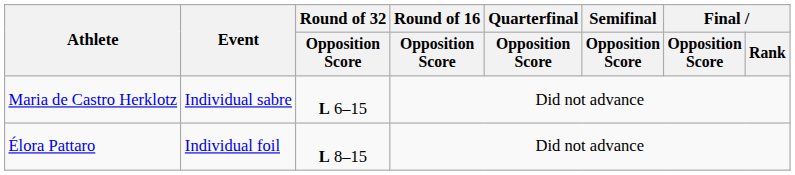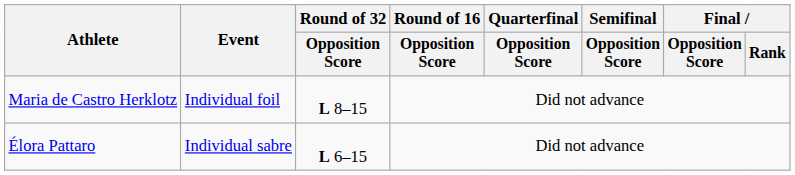(238, 99) Individual sabre -> (232, 99) Individual foil
(343, 109) L 6–15 -> (343, 109) L 8–15
(232, 146) Individual foil -> (238, 146) Individual sabre
(343, 156) L 8–15 -> (343, 156) L 6–15
